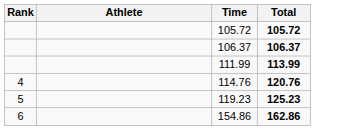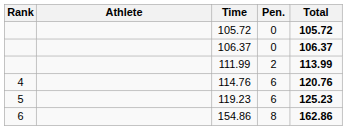+ column: (273, 13)
